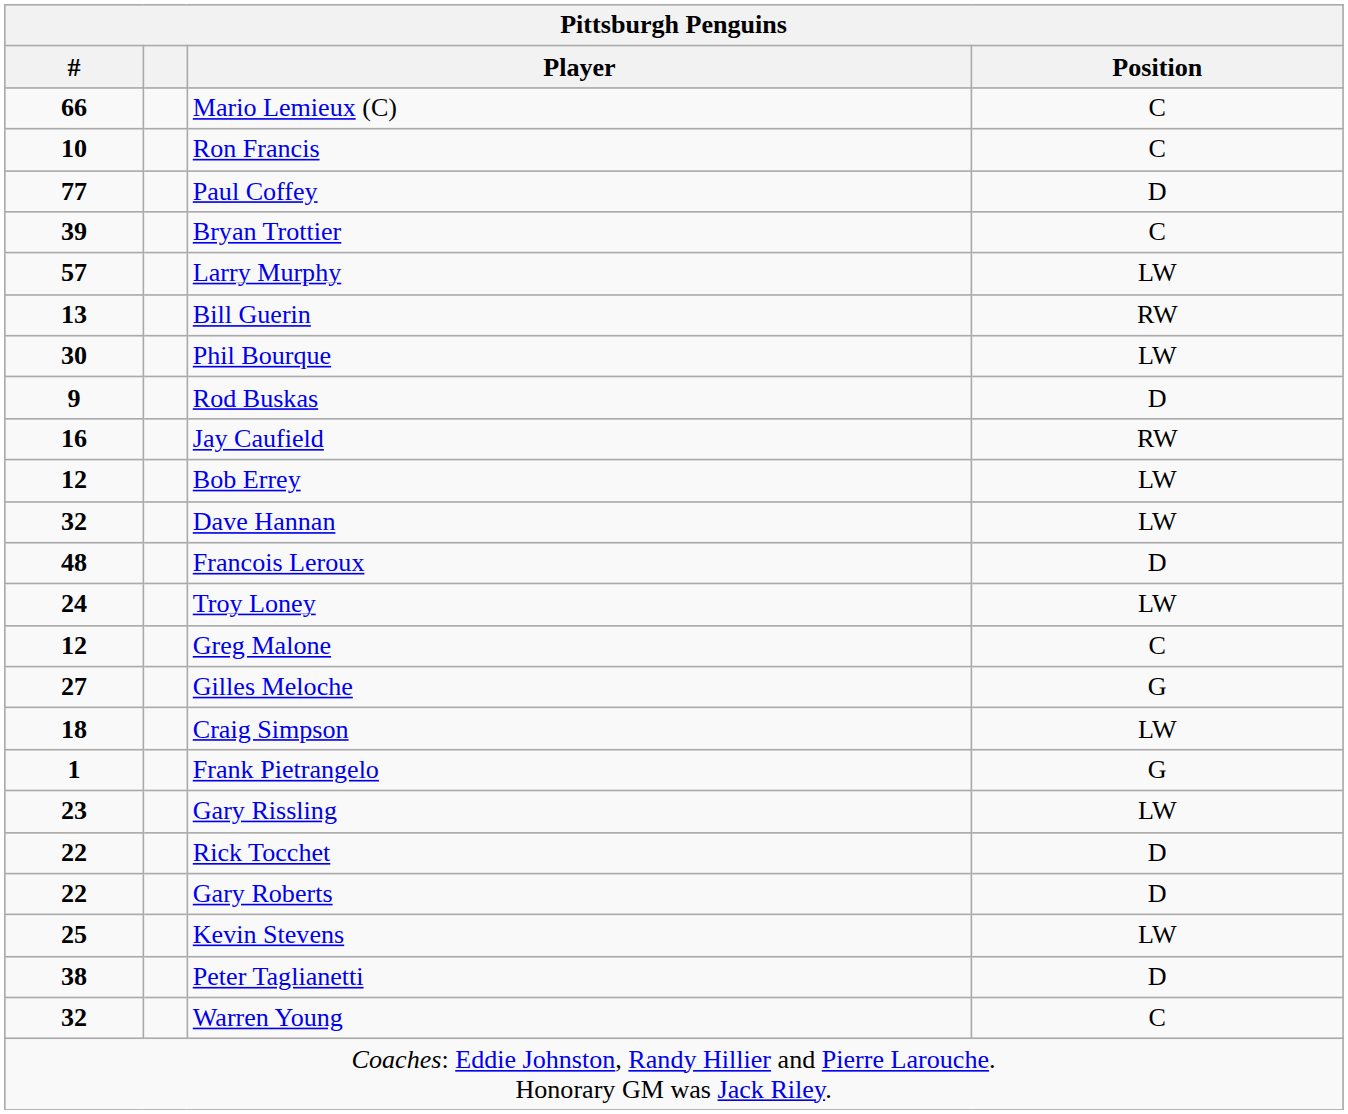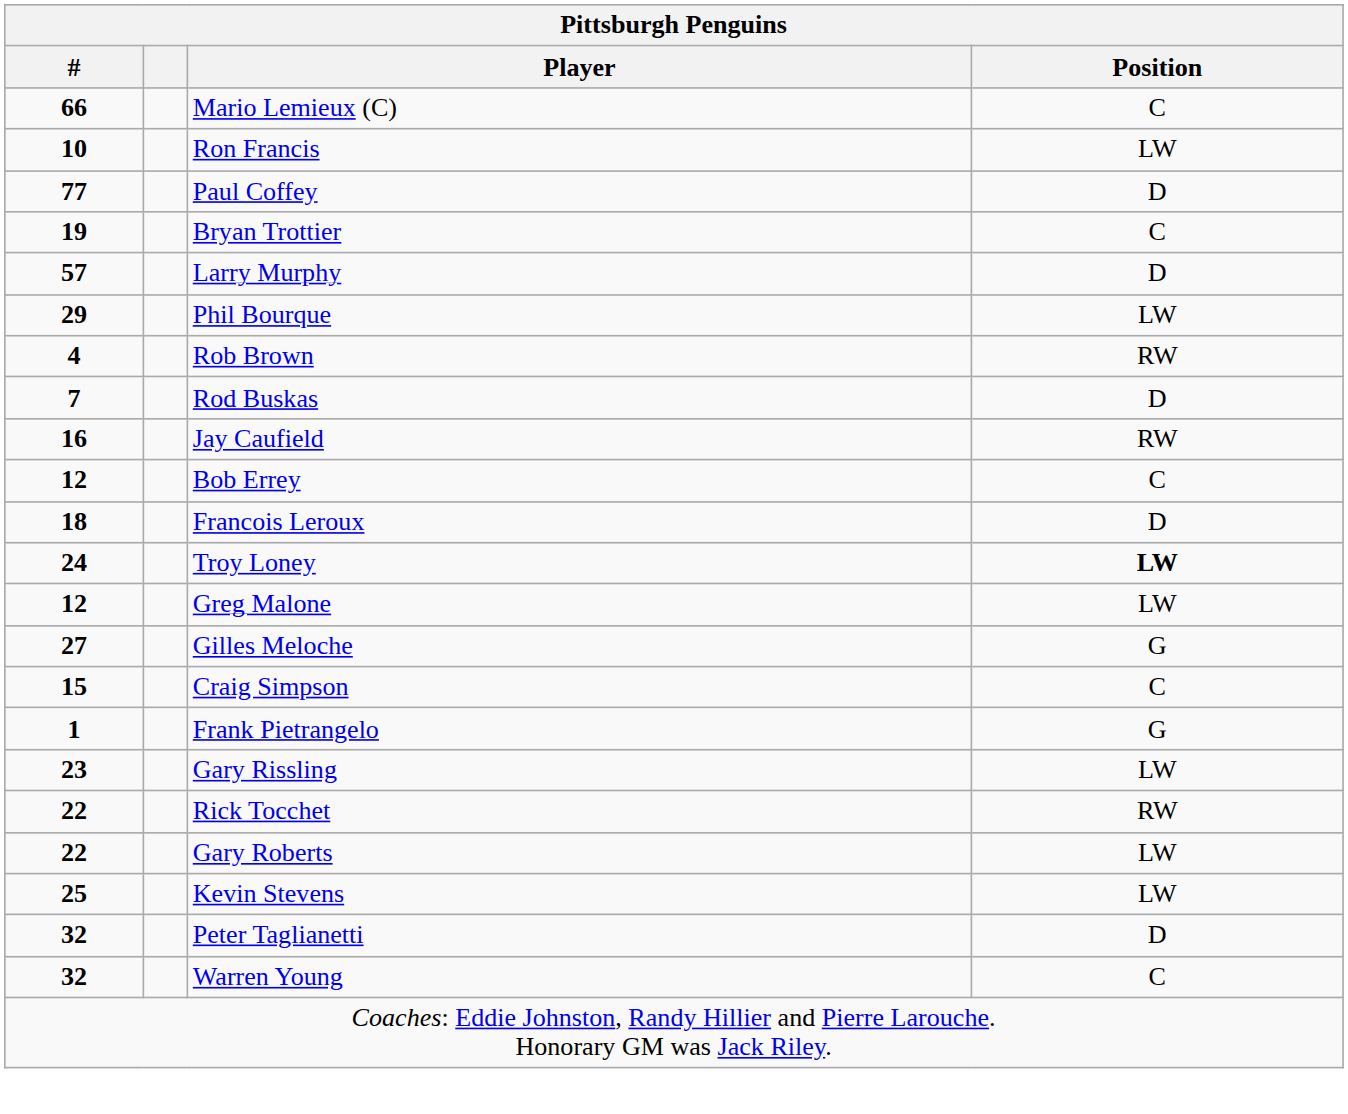(1157, 149) C -> (1157, 149) LW
(74, 231) 39 -> (74, 231) 19
(1157, 273) LW -> (1157, 273) D
- row: (252, 314)
(74, 356) 30 -> (74, 314) 29
+ row: (253, 356)
(74, 397) 9 -> (74, 397) 7
(1157, 480) LW -> (1157, 480) C
- row: (264, 521)
(74, 562) 48 -> (74, 521) 18
(1157, 604) normal -> (1157, 562) bold
(1157, 645) C -> (1157, 604) LW
(74, 728) 18 -> (74, 686) 15
(1157, 728) LW -> (1157, 686) C
(1157, 852) D -> (1157, 811) RW
(1157, 893) D -> (1157, 852) LW
(74, 976) 38 -> (74, 935) 32
